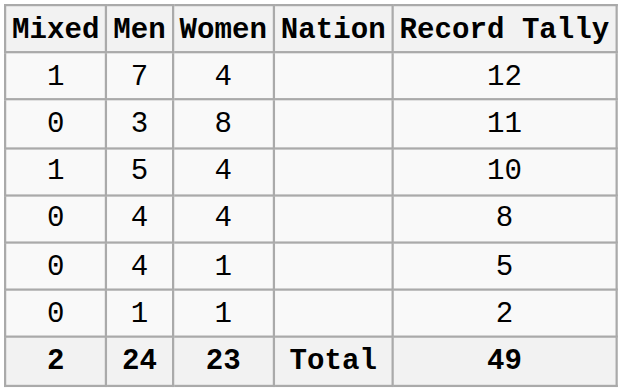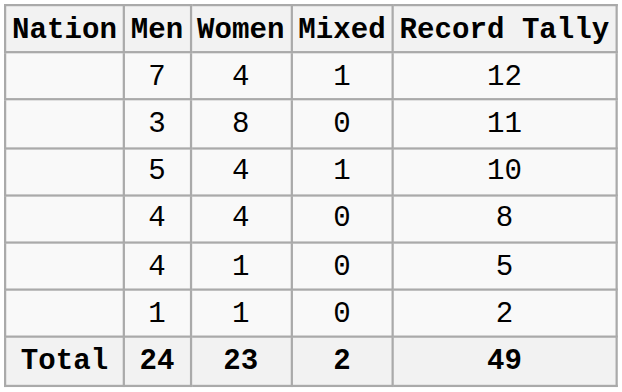columns swapped: (333, 29) <-> (56, 29)
